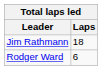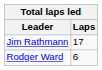(78, 42) 18 -> (78, 42) 17
